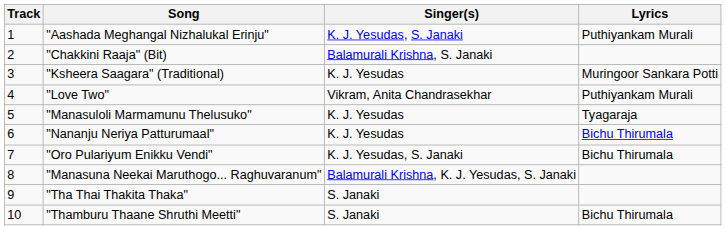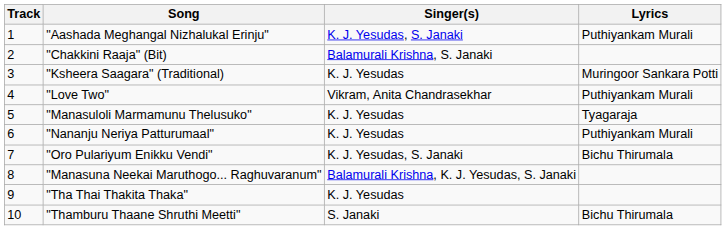(627, 134) Bichu Thirumala -> (637, 134) Puthiyankam Murali
(353, 194) S. Janaki -> (366, 194) K. J. Yesudas
